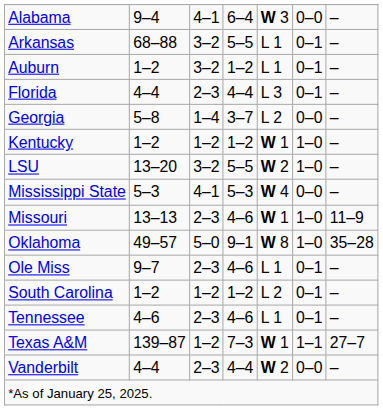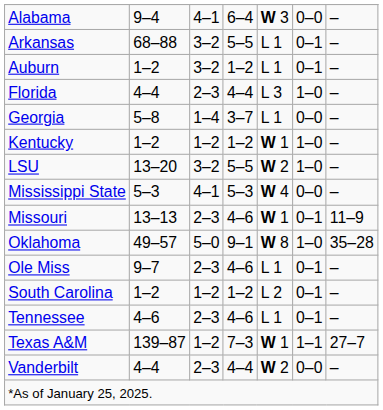(309, 92) 0–1 -> (309, 92) 1–0
(271, 117) L 2 -> (271, 117) L 1
(309, 217) 1–0 -> (309, 217) 0–1
